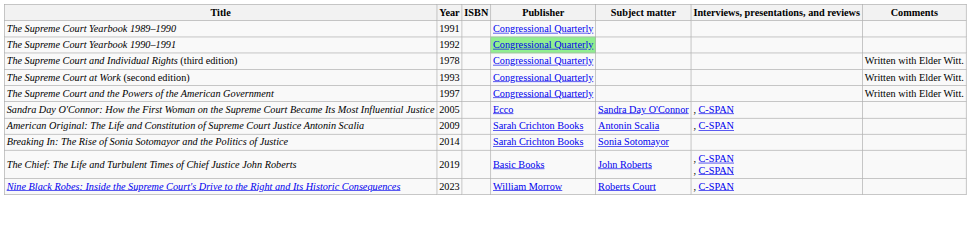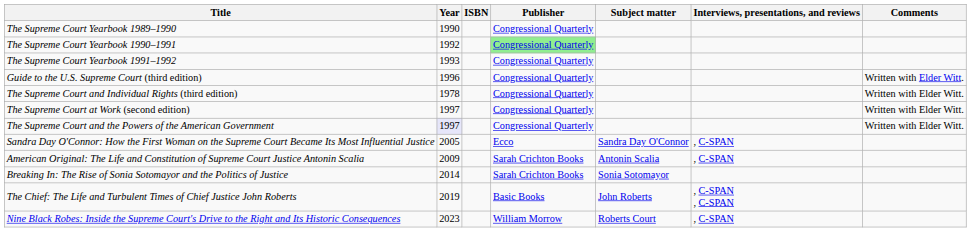(449, 28) 1991 -> (449, 28) 1990
+ row: (91, 61)
+ row: (104, 77)
(449, 77) 1993 -> (449, 110) 1997
(449, 93) no background -> (449, 126) lavender background
